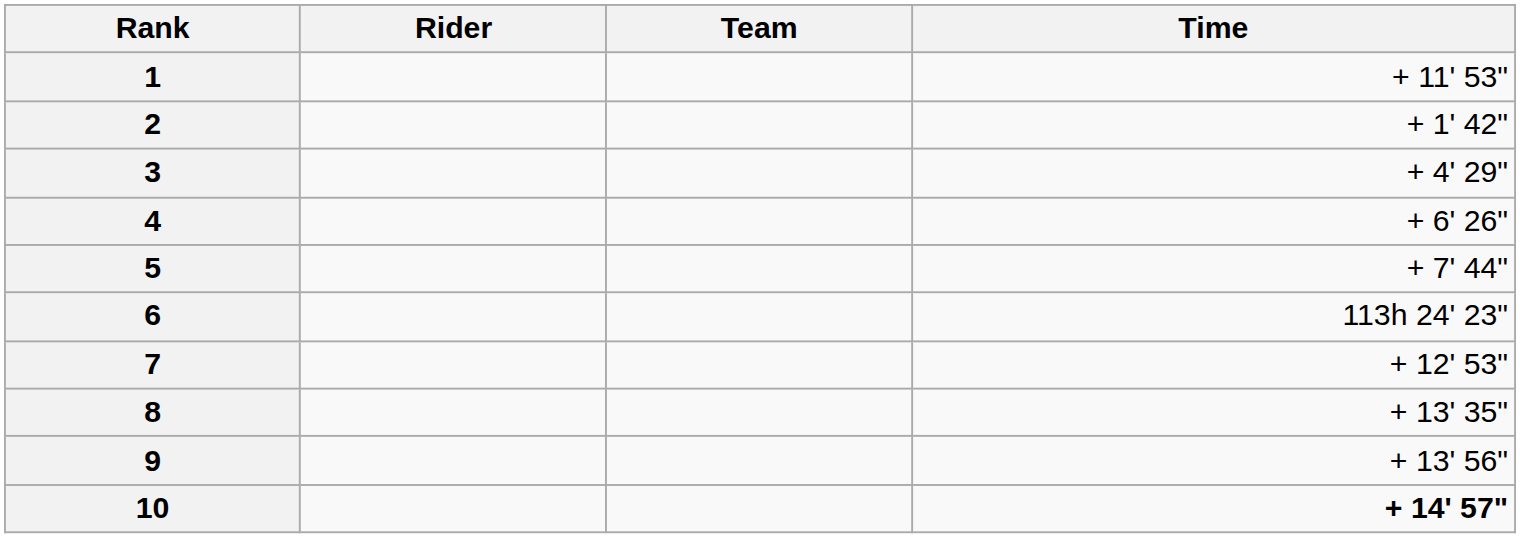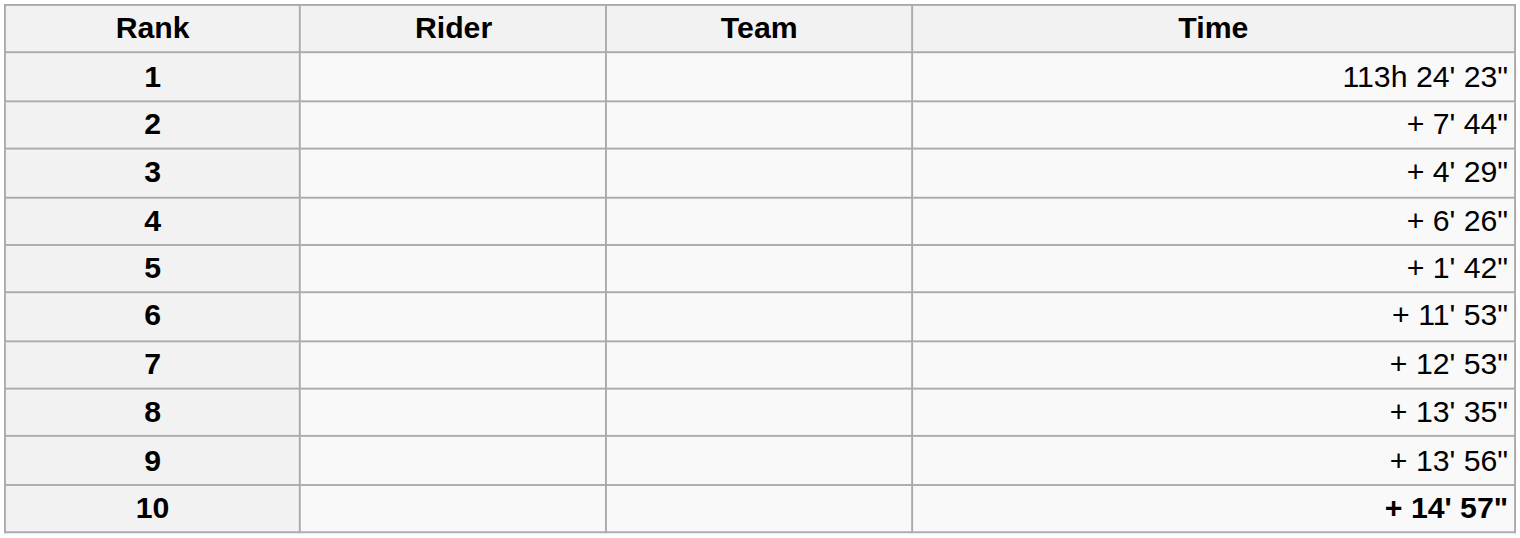(1450, 76) + 11' 53" -> (1425, 76) 113h 24' 23"
(1457, 124) + 1' 42" -> (1457, 124) + 7' 44"
(1457, 268) + 7' 44" -> (1457, 268) + 1' 42"
(1425, 316) 113h 24' 23" -> (1450, 316) + 11' 53"
